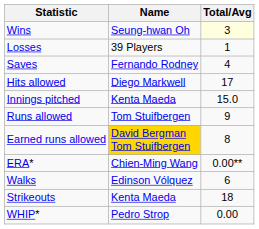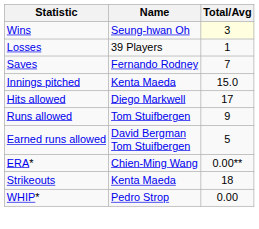(227, 64) 4 -> (227, 64) 7
rows swapped: (43, 99) <-> (36, 82)
(151, 140) gold background -> (151, 140) no background
(227, 140) 8 -> (227, 140) 5
- row: (21, 180)
